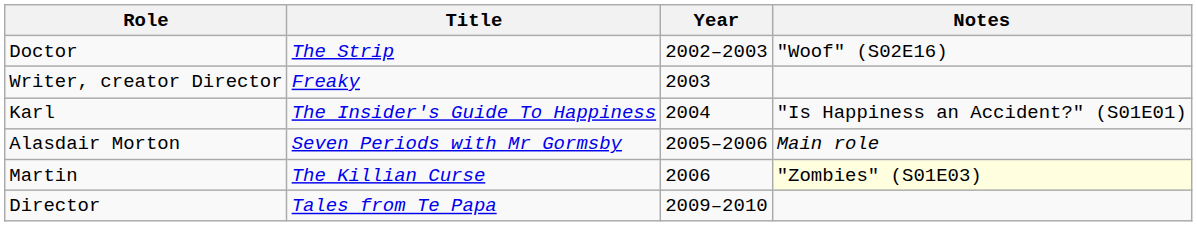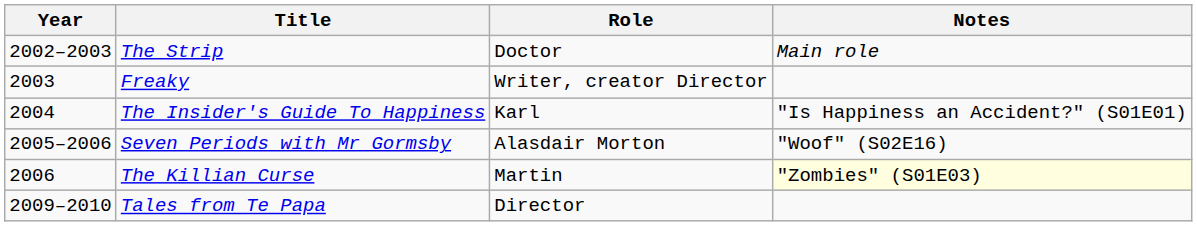columns swapped: (716, 20) <-> (146, 20)
(862, 51) "Woof" (S02E16) -> (828, 51) Main role
(828, 144) Main role -> (862, 144) "Woof" (S02E16)
